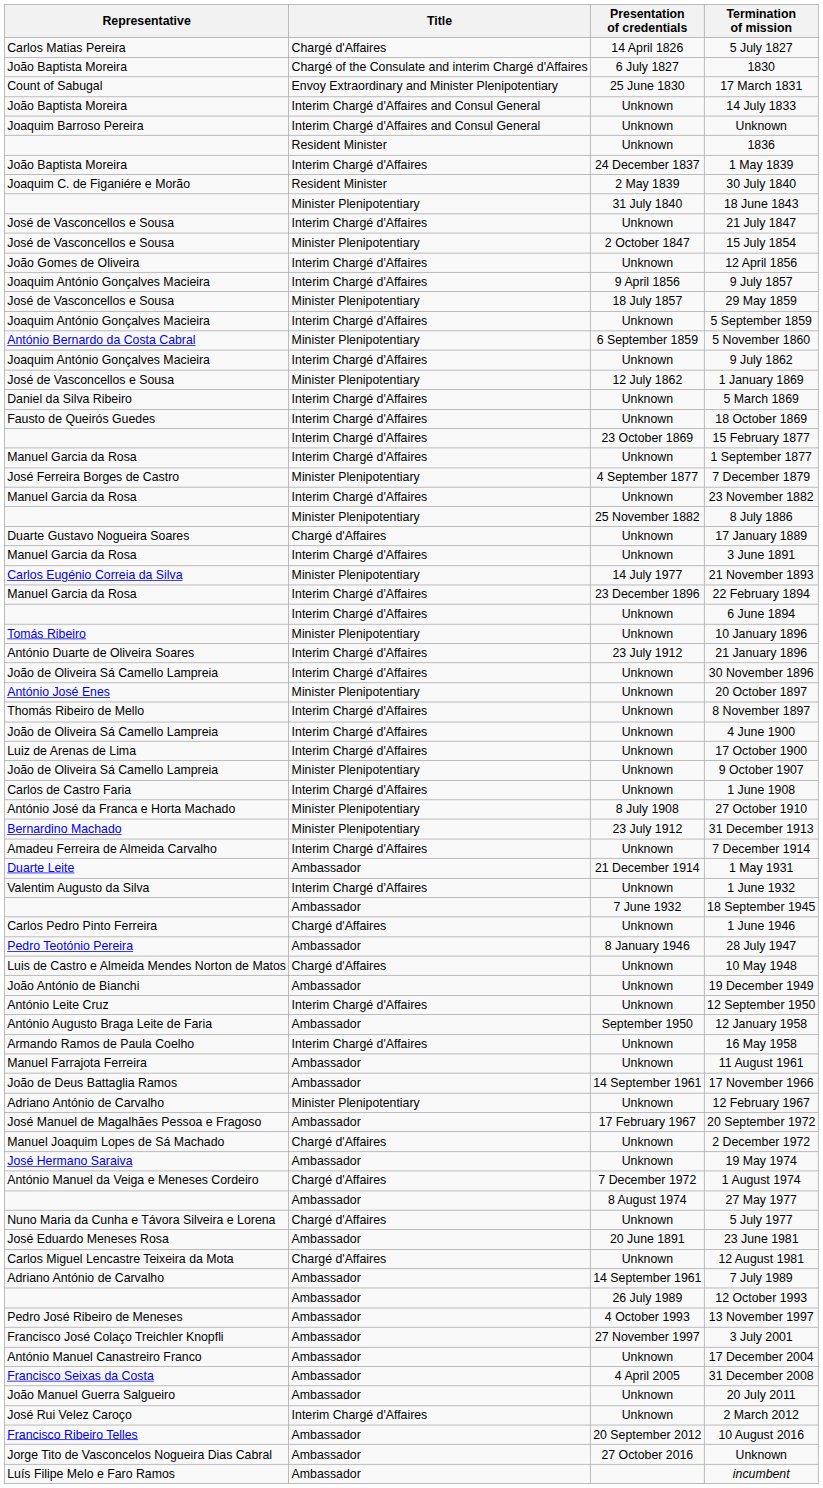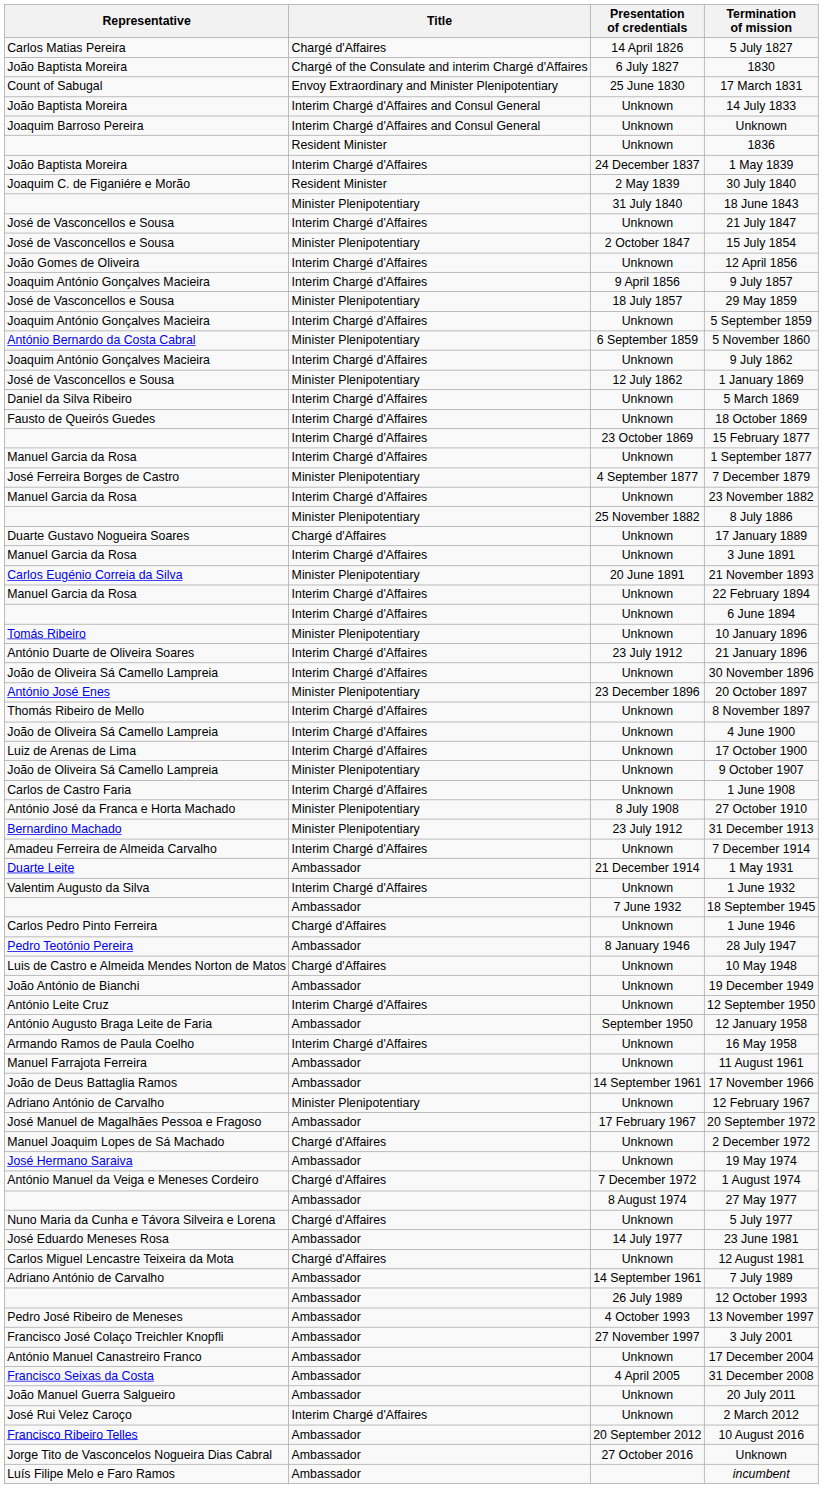(647, 575) 14 July 1977 -> (647, 575) 20 June 1891
(647, 594) 23 December 1896 -> (647, 594) Unknown
(647, 692) Unknown -> (647, 692) 23 December 1896
(647, 1239) 20 June 1891 -> (647, 1239) 14 July 1977
